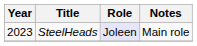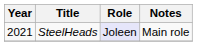(20, 31) 2023 -> (20, 31) 2021
